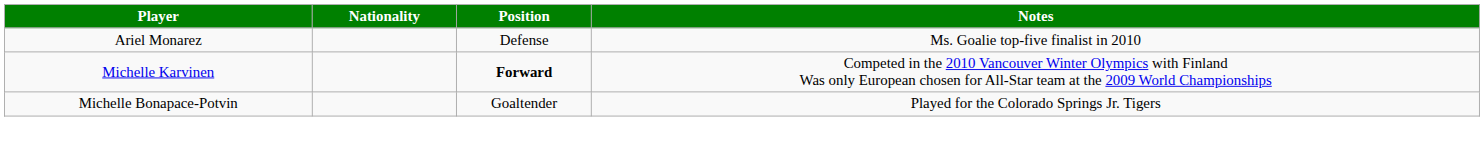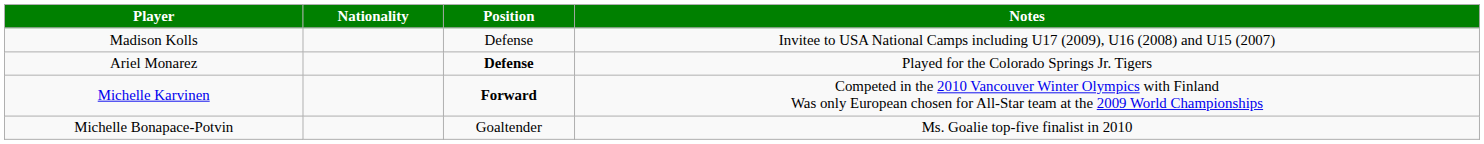+ row: (154, 39)
(524, 39) normal -> (509, 63) bold
(1036, 39) Ms. Goalie top-five finalist in 2010 -> (1027, 63) Played for the Colorado Springs Jr. Tigers
(1036, 103) Played for the Colorado Springs Jr. Tigers -> (1027, 127) Ms. Goalie top-five finalist in 2010
